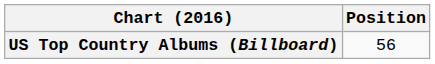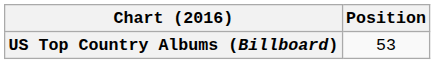(386, 45) 56 -> (386, 45) 53
